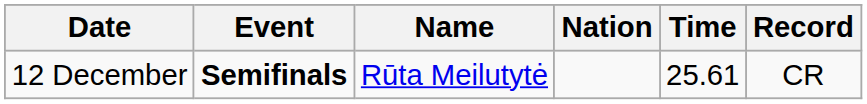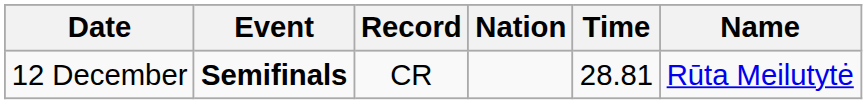columns swapped: (454, 27) <-> (803, 27)
(703, 74) 25.61 -> (616, 74) 28.81
